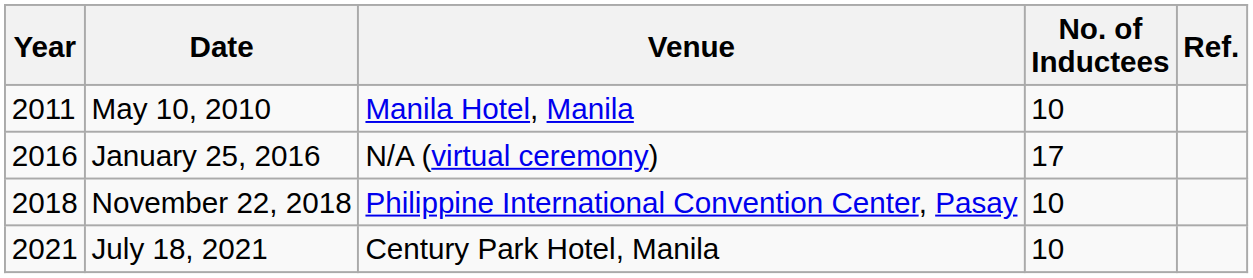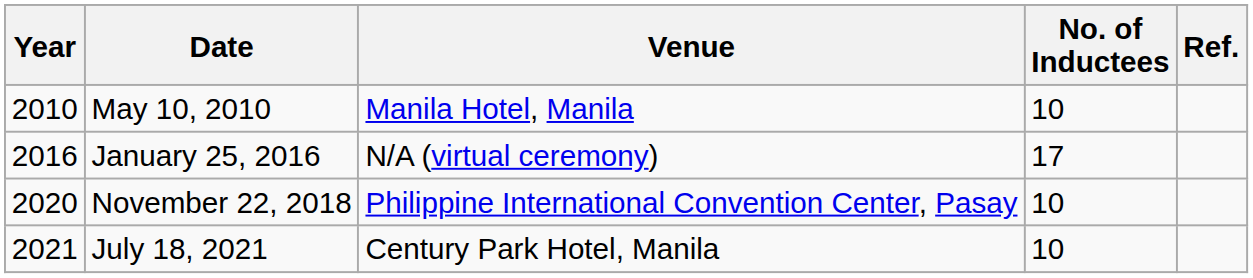(44, 109) 2011 -> (45, 109) 2010
(45, 203) 2018 -> (45, 203) 2020
